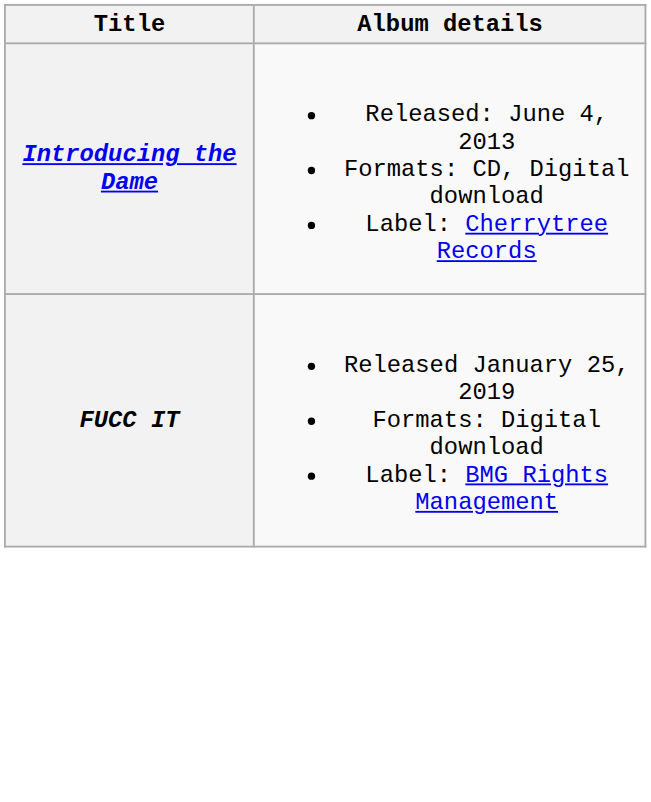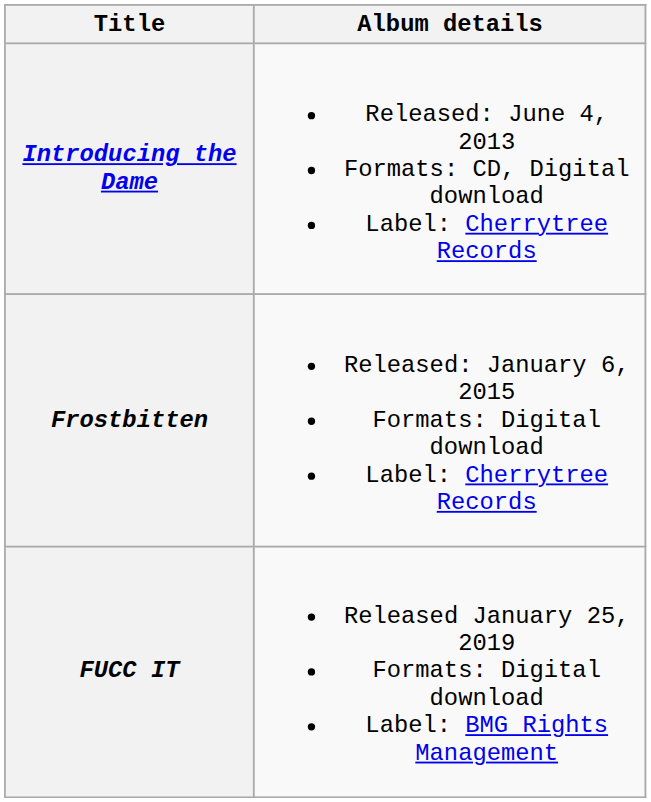+ row: (130, 420)
